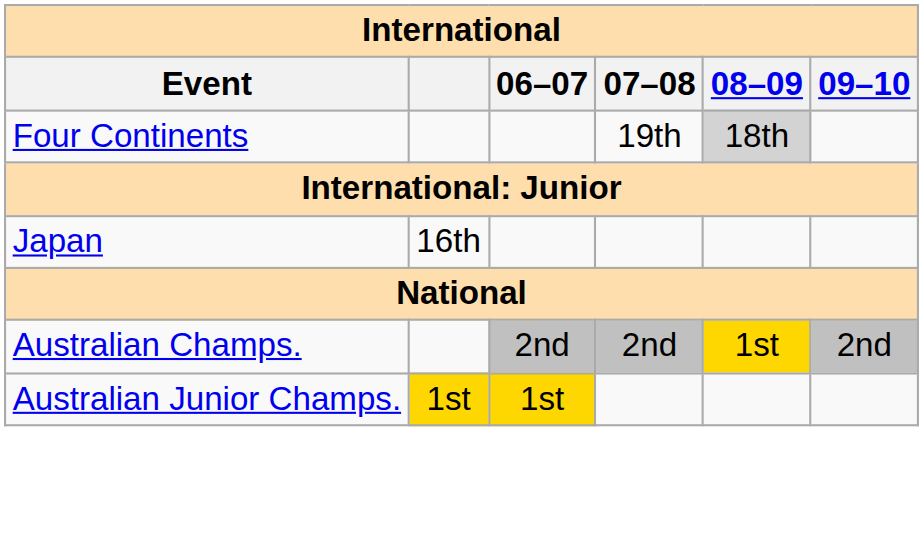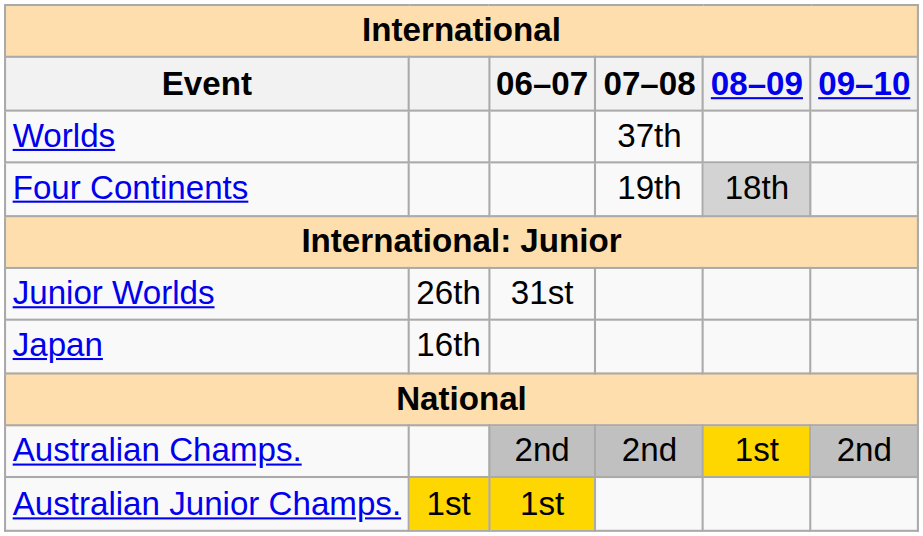+ row: (64, 135)
+ row: (114, 293)
